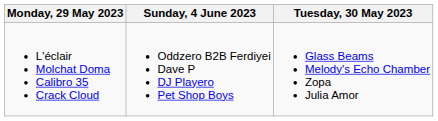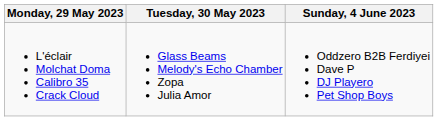columns swapped: (353, 13) <-> (200, 13)
